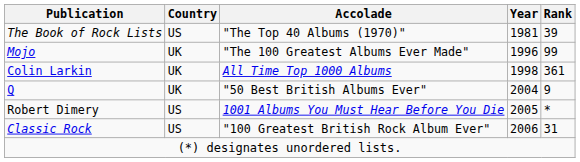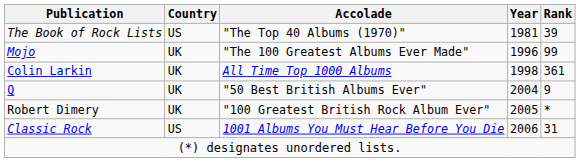(175, 109) US -> (175, 109) UK
(364, 109) 1001 Albums You Must Hear Before You Die -> (356, 109) "100 Greatest British Rock Album Ever"
(356, 128) "100 Greatest British Rock Album Ever" -> (364, 128) 1001 Albums You Must Hear Before You Die
